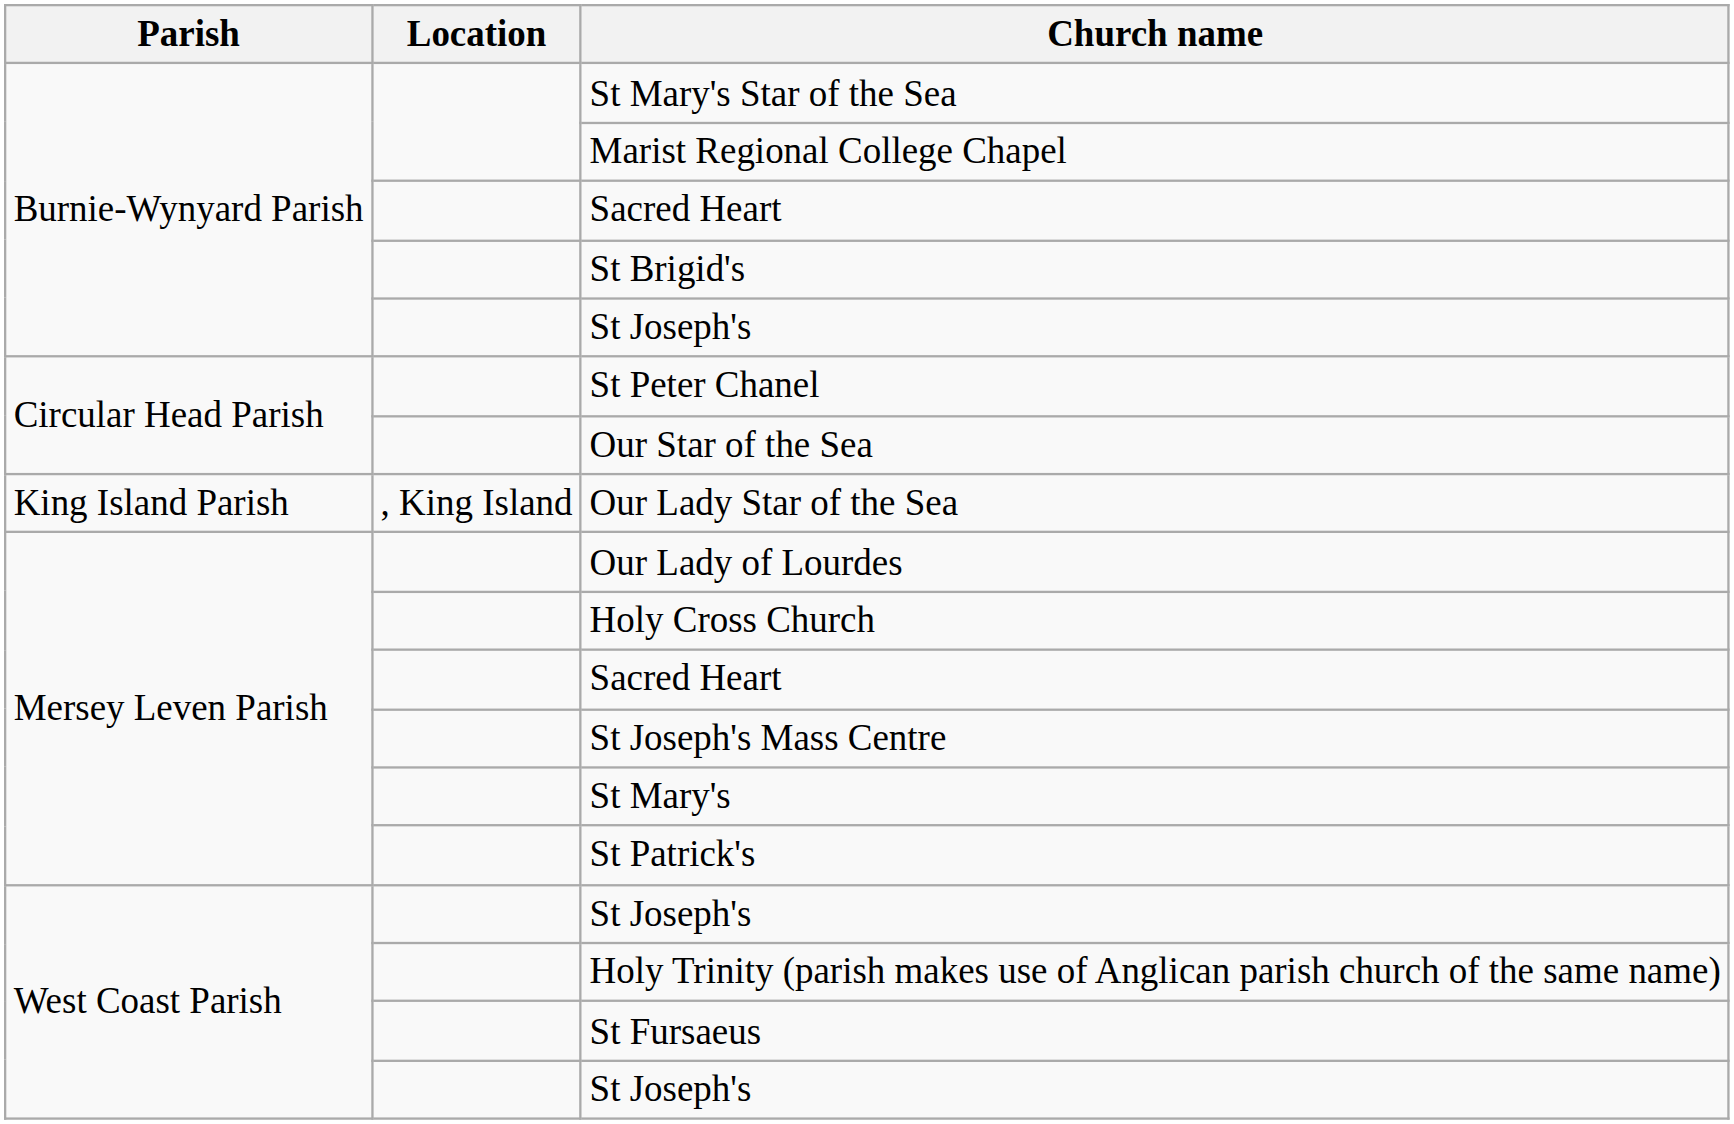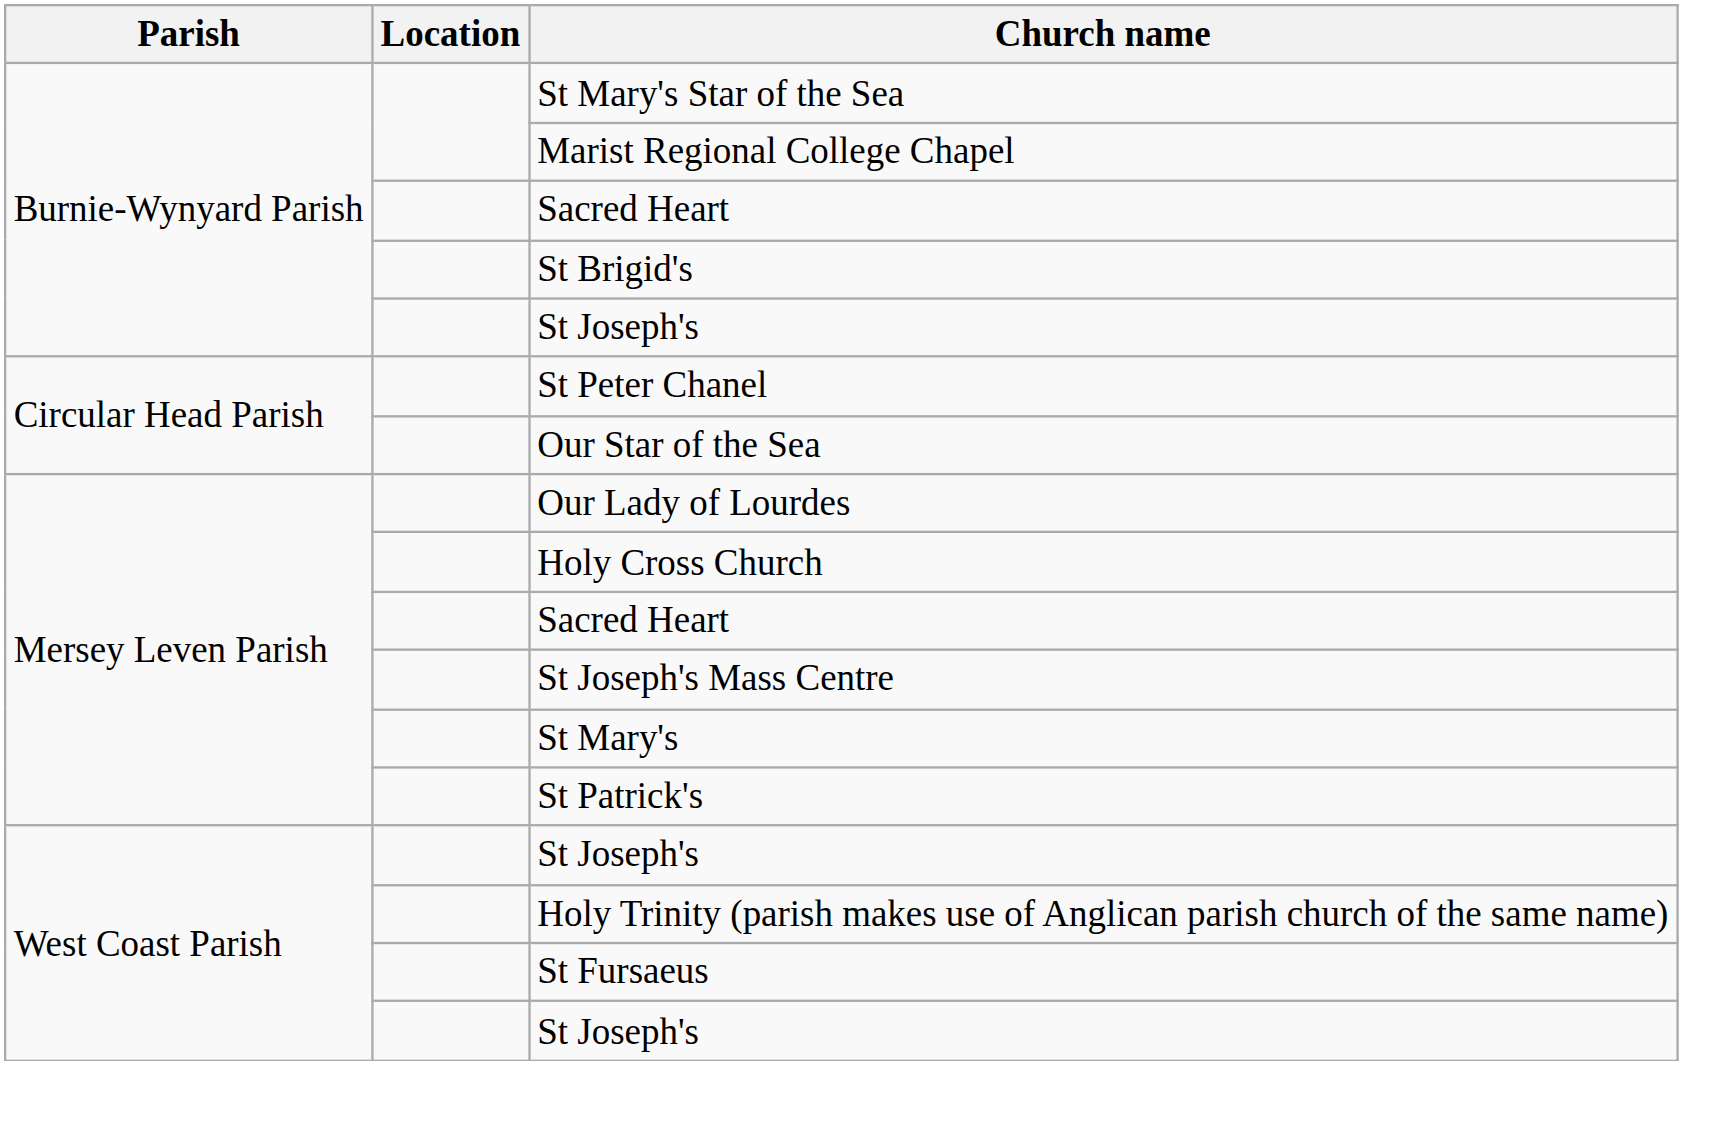- row: (151, 502)
